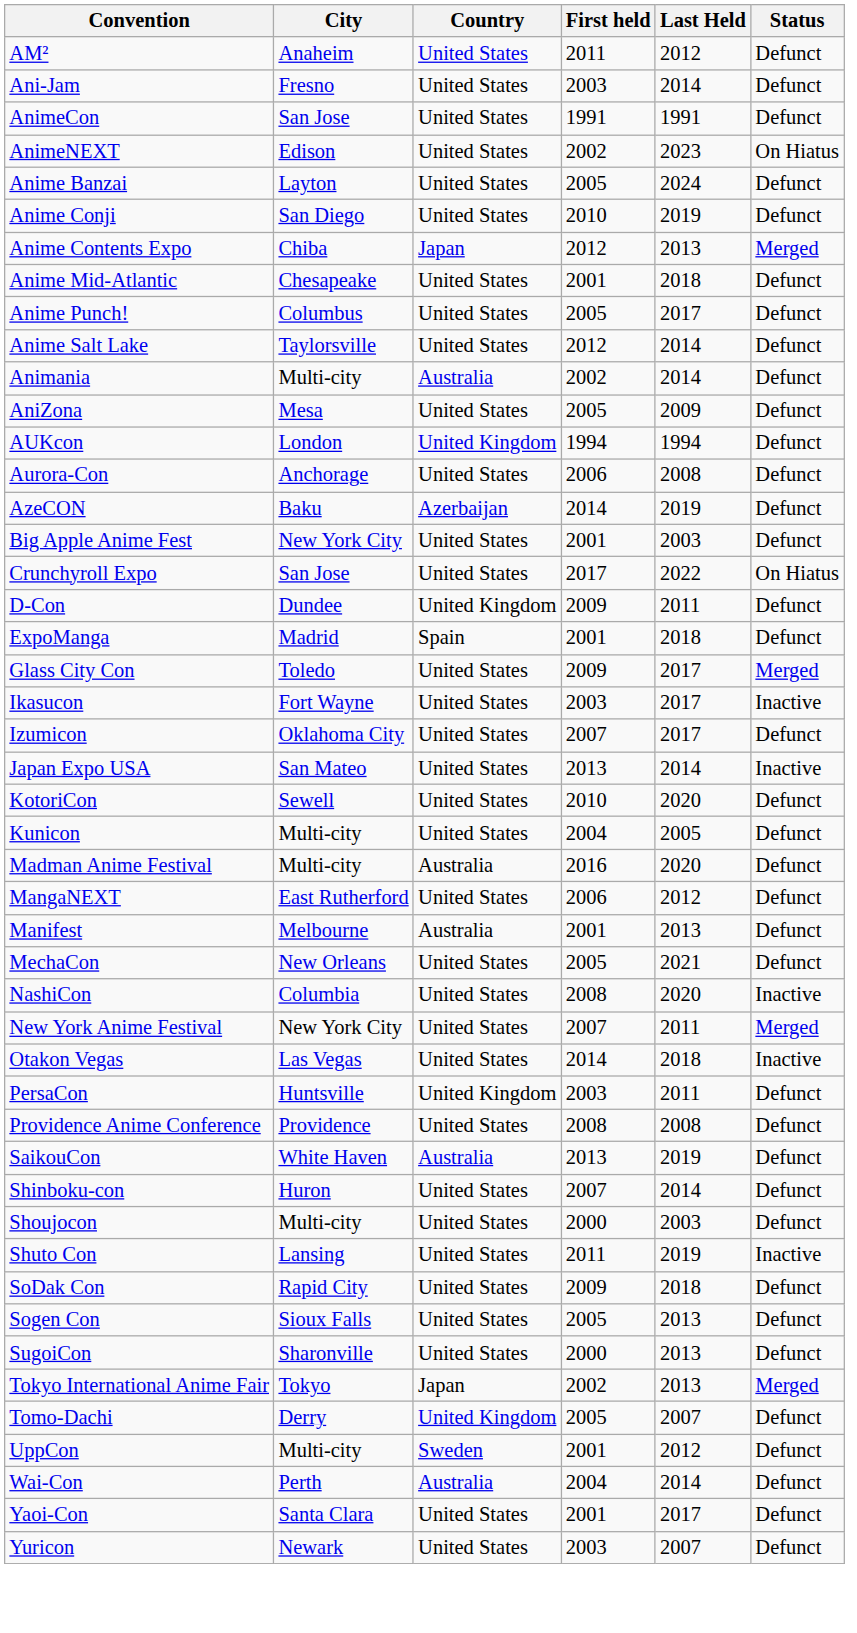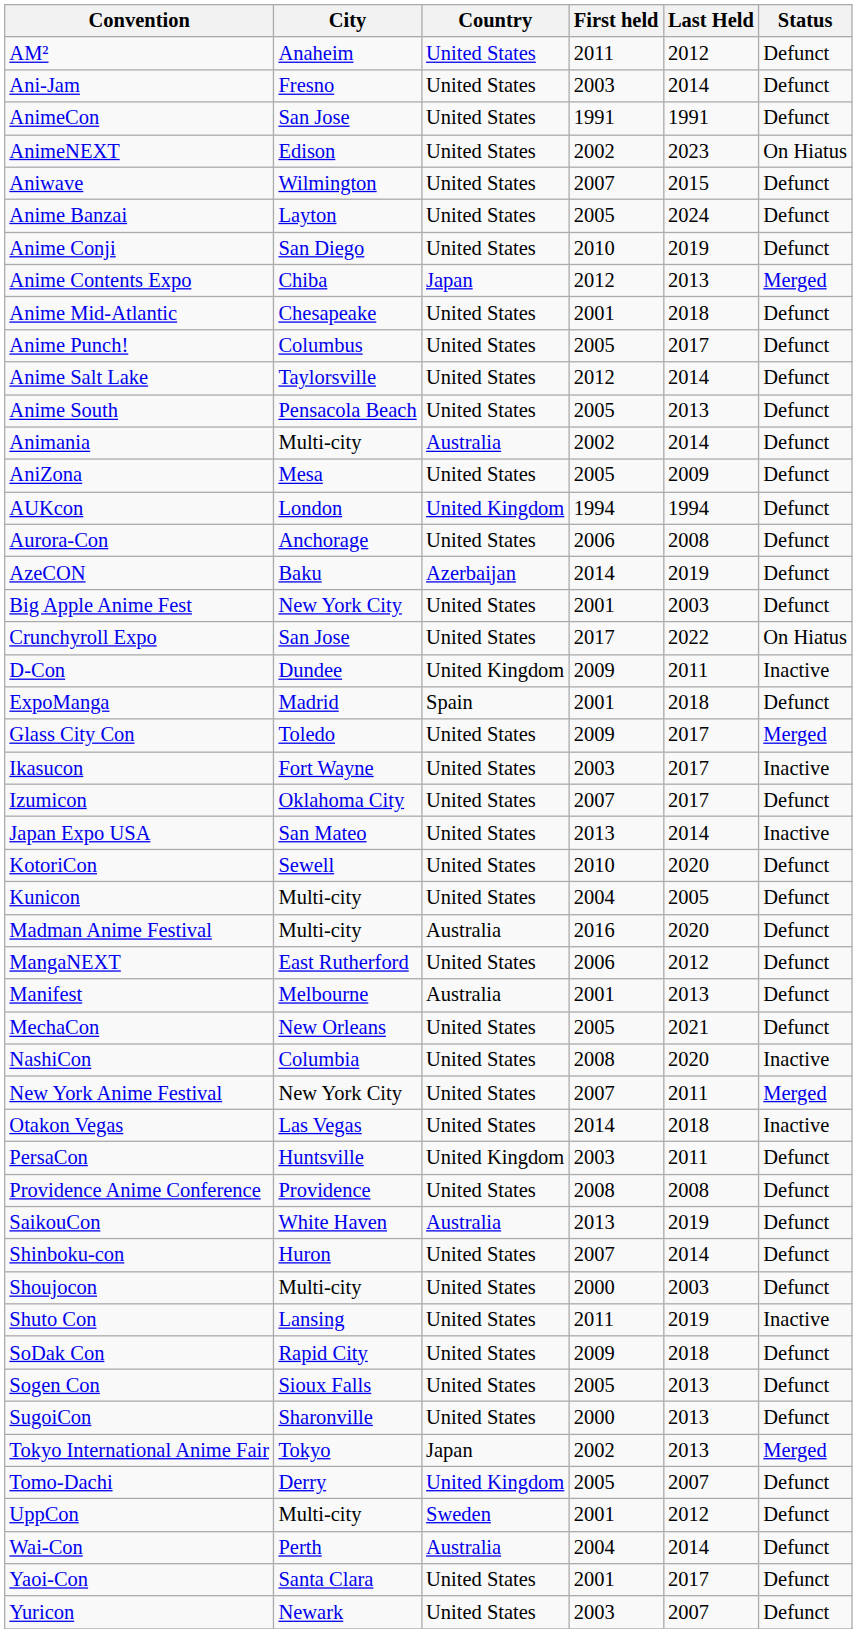+ row: (46, 183)
+ row: (64, 410)
(788, 605) Defunct -> (796, 670) Inactive
